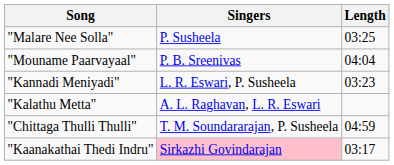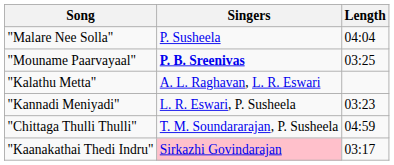(360, 38) 03:25 -> (360, 38) 04:04
(200, 60) normal -> (202, 60) bold
(360, 60) 04:04 -> (360, 60) 03:25
rows swapped: (64, 82) <-> (52, 105)
